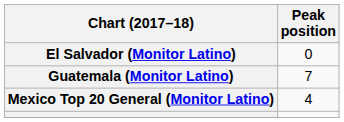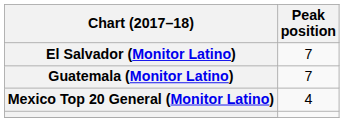(308, 54) 0 -> (308, 54) 7
